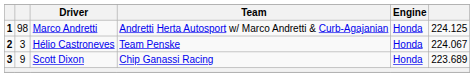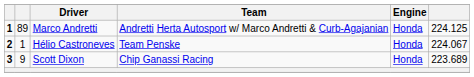(22, 28) 98 -> (22, 28) 89
(22, 44) 3 -> (22, 44) 1
